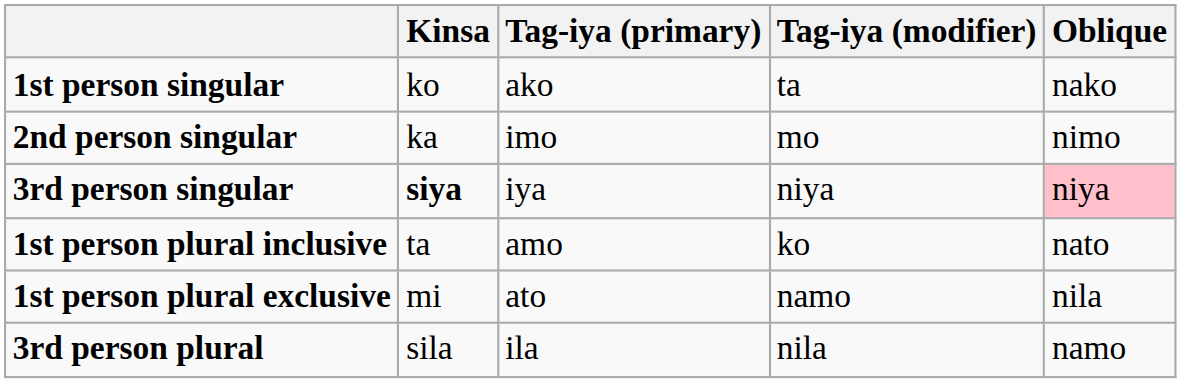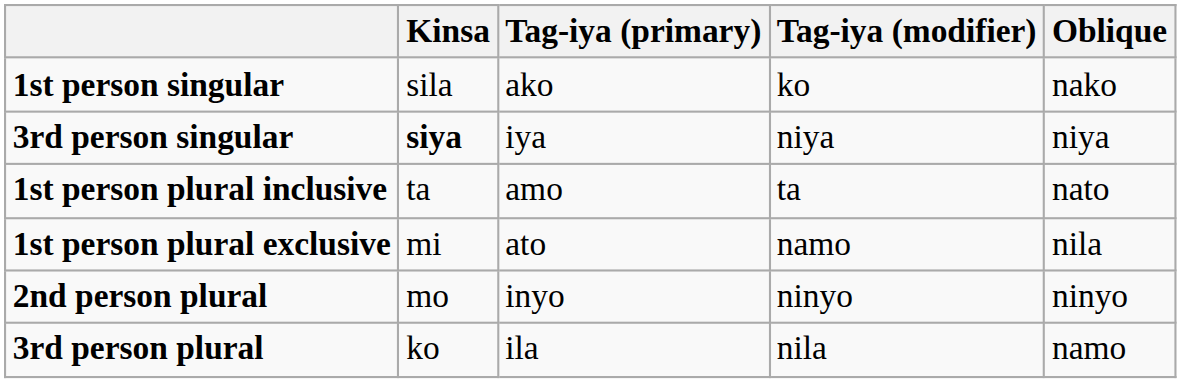(423, 84) ko -> (429, 84) sila
(789, 84) ta -> (793, 84) ko
- row: (155, 137)
(1081, 190) pink background -> (1081, 137) no background
(793, 243) ko -> (789, 190) ta
+ row: (140, 296)
(429, 349) sila -> (423, 349) ko
